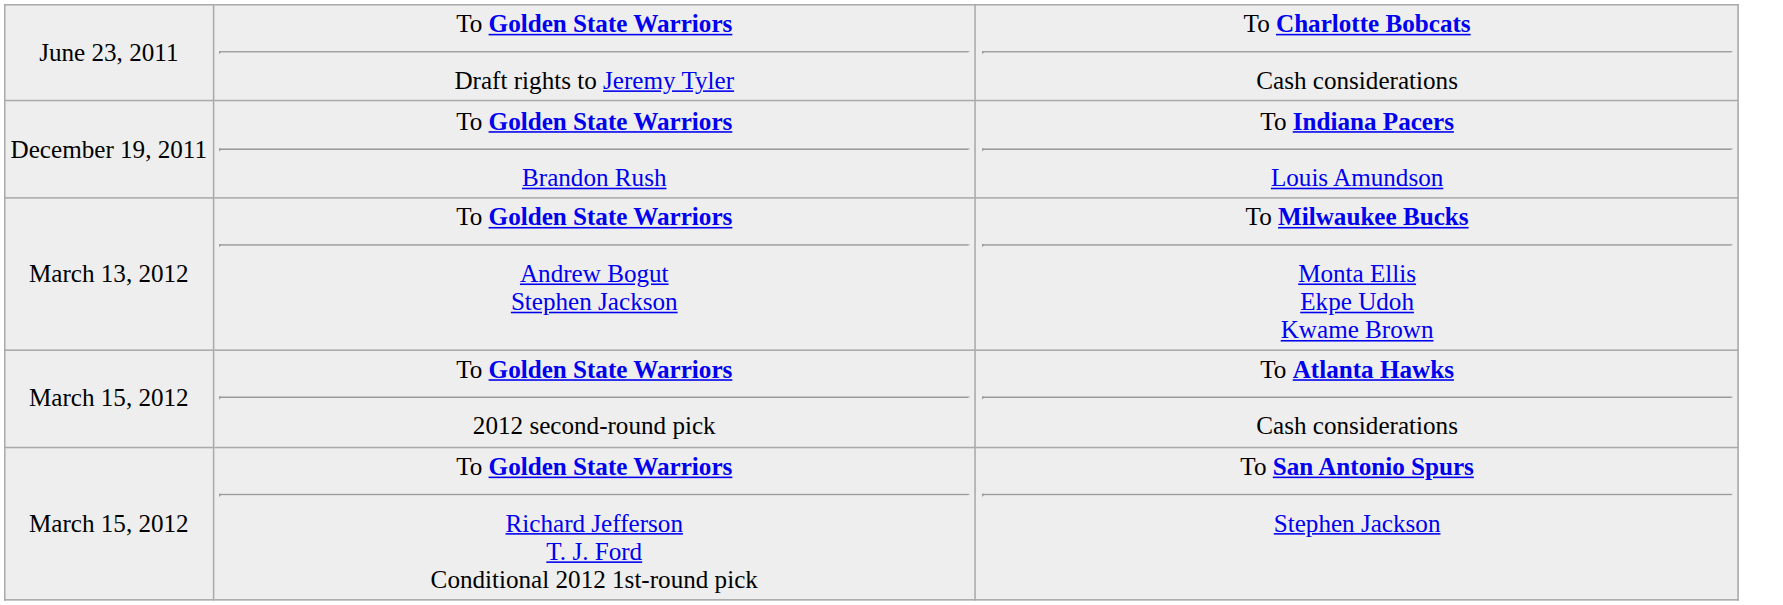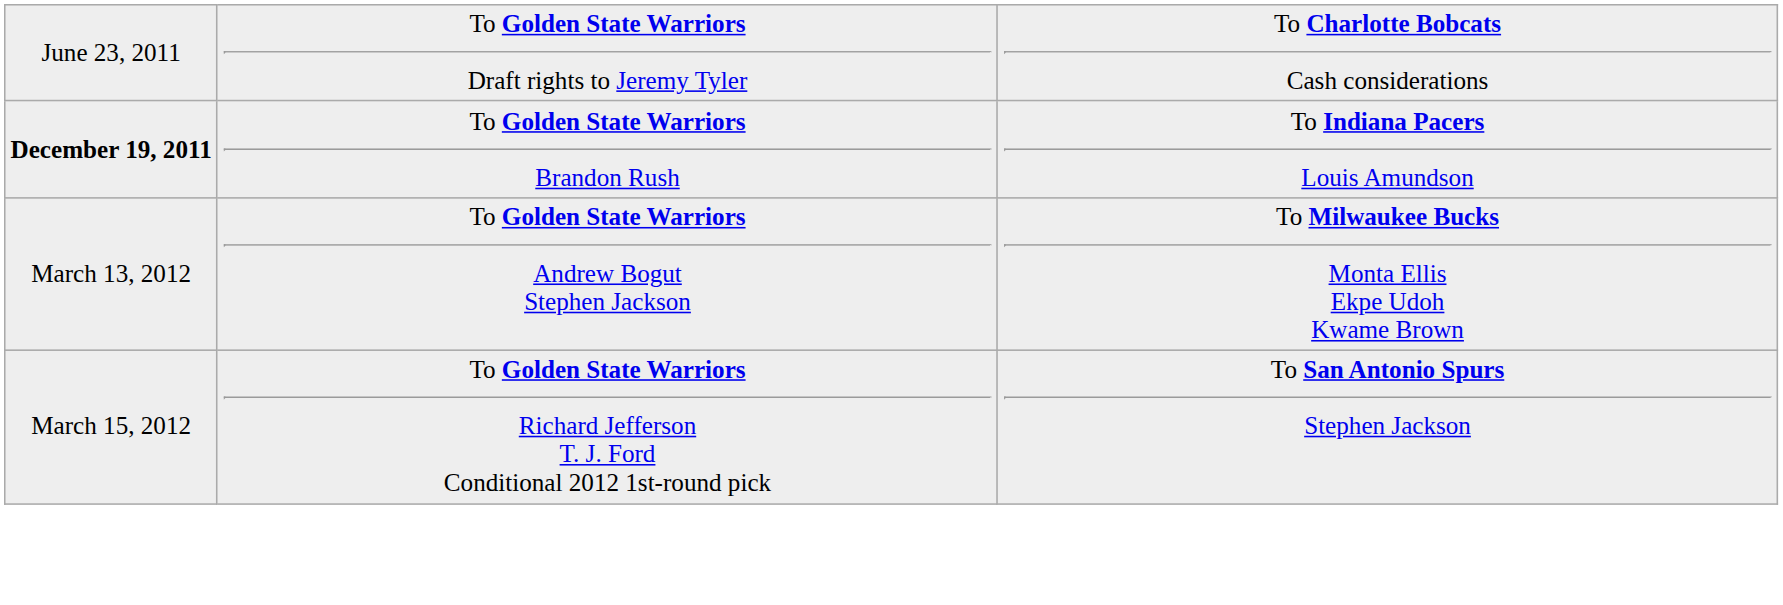(109, 149) normal -> (111, 149) bold
- row: (594, 398)
